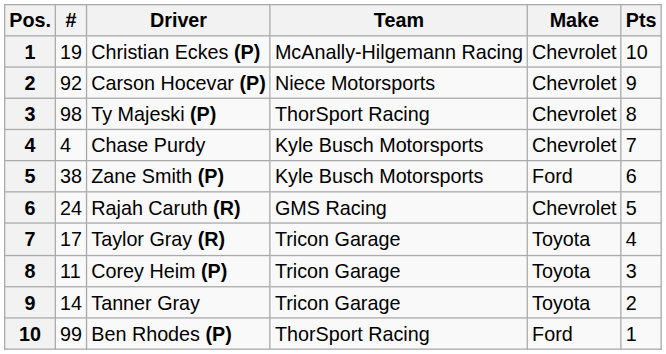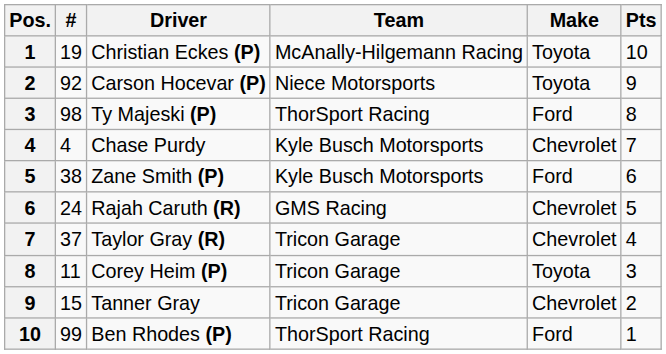(574, 52) Chevrolet -> (561, 52) Toyota
(574, 83) Chevrolet -> (561, 83) Toyota
(574, 114) Chevrolet -> (552, 114) Ford
(71, 239) 17 -> (71, 239) 37
(561, 239) Toyota -> (574, 239) Chevrolet
(71, 302) 14 -> (71, 302) 15
(561, 302) Toyota -> (574, 302) Chevrolet
